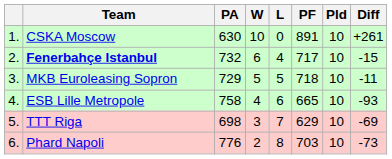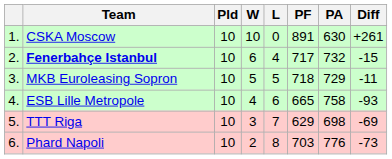columns swapped: (337, 15) <-> (230, 15)
